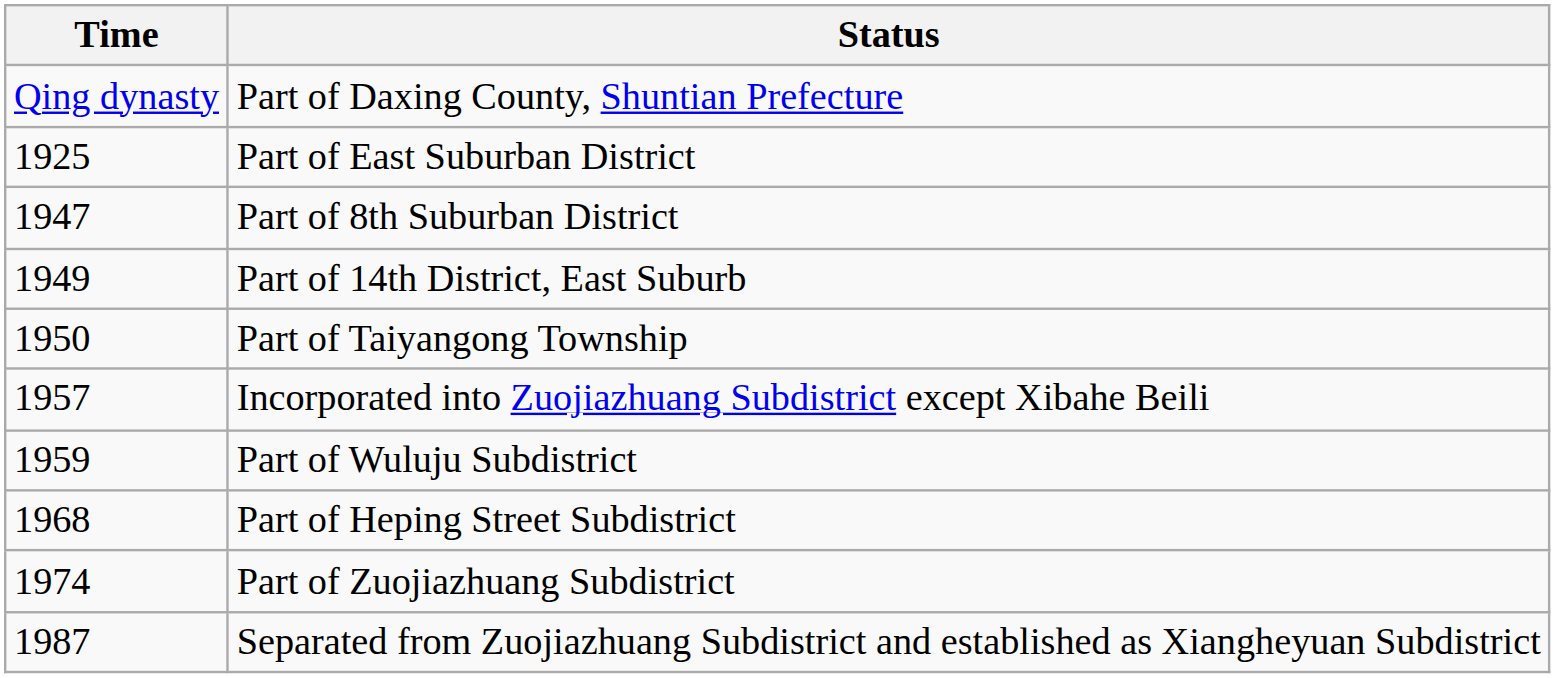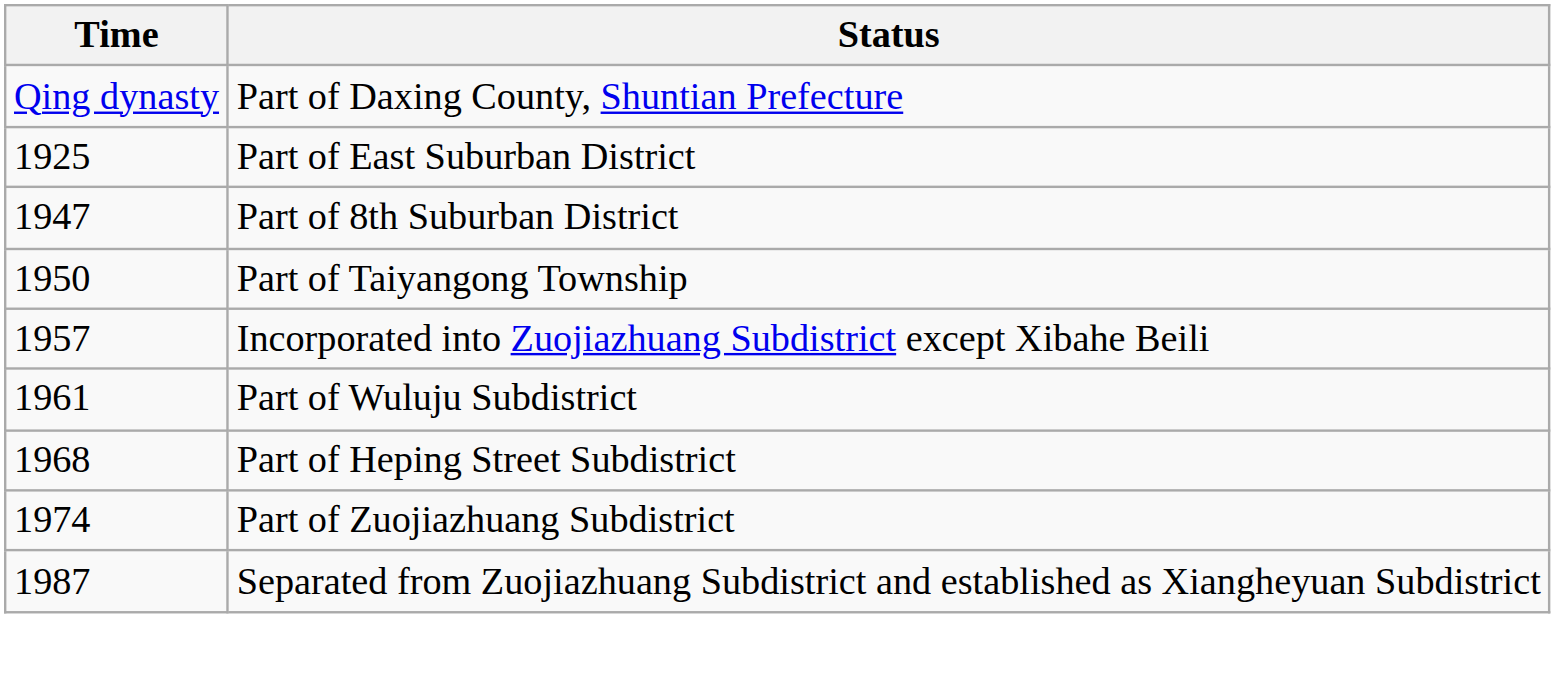- row: (492, 277)
(52, 459) 1959 -> (52, 398) 1961
